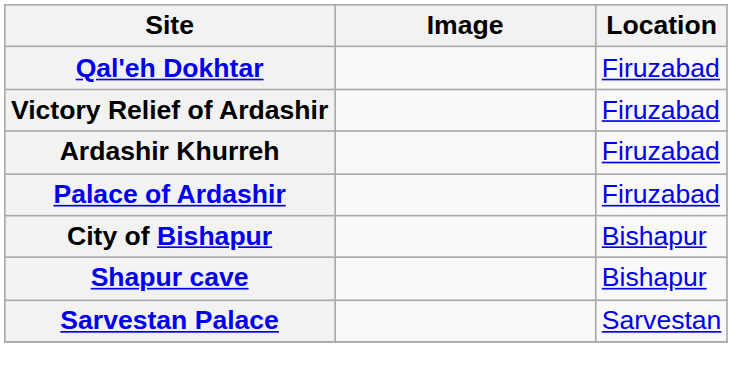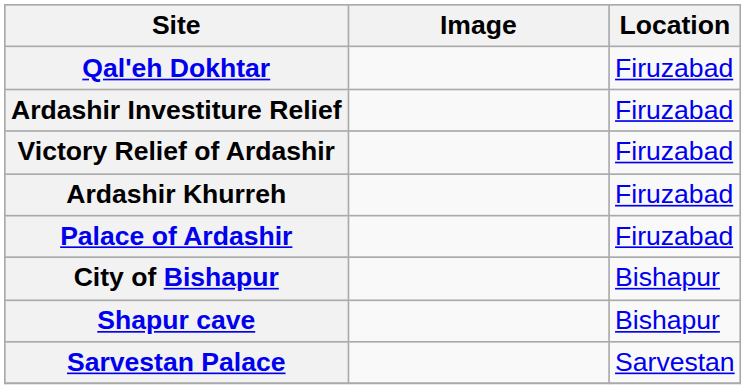+ row: (176, 109)
